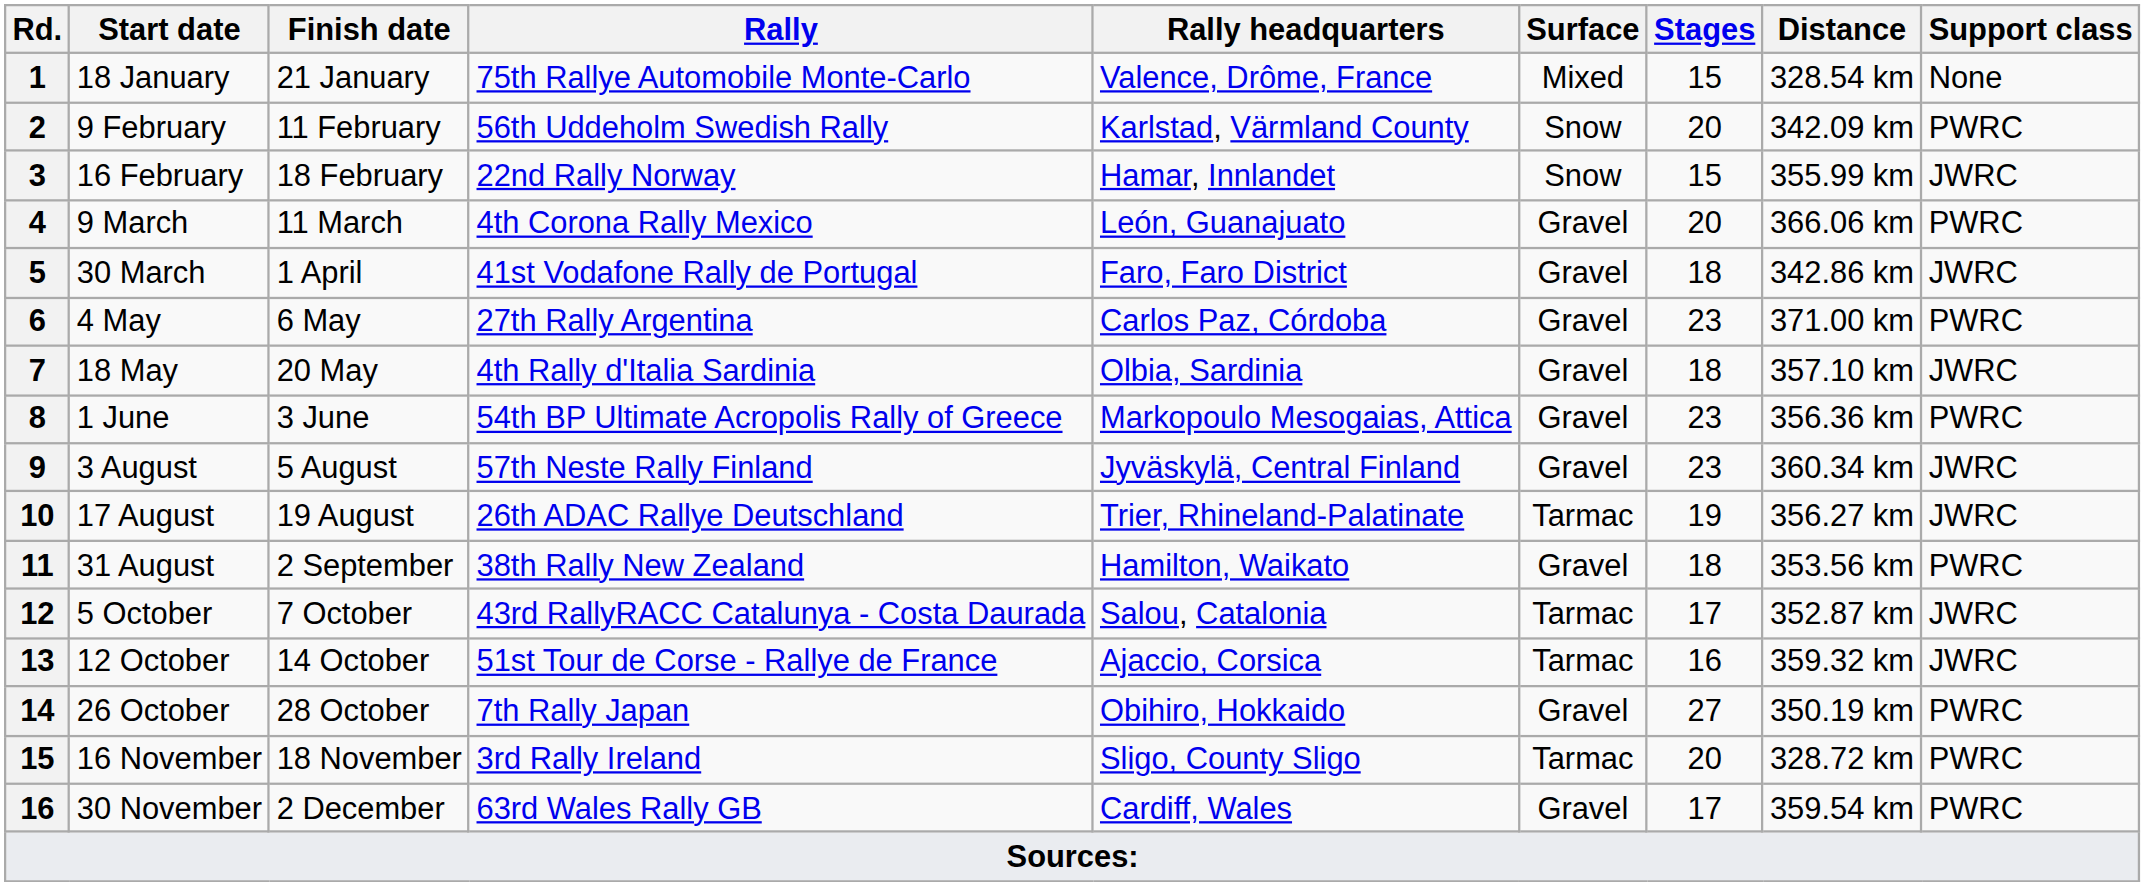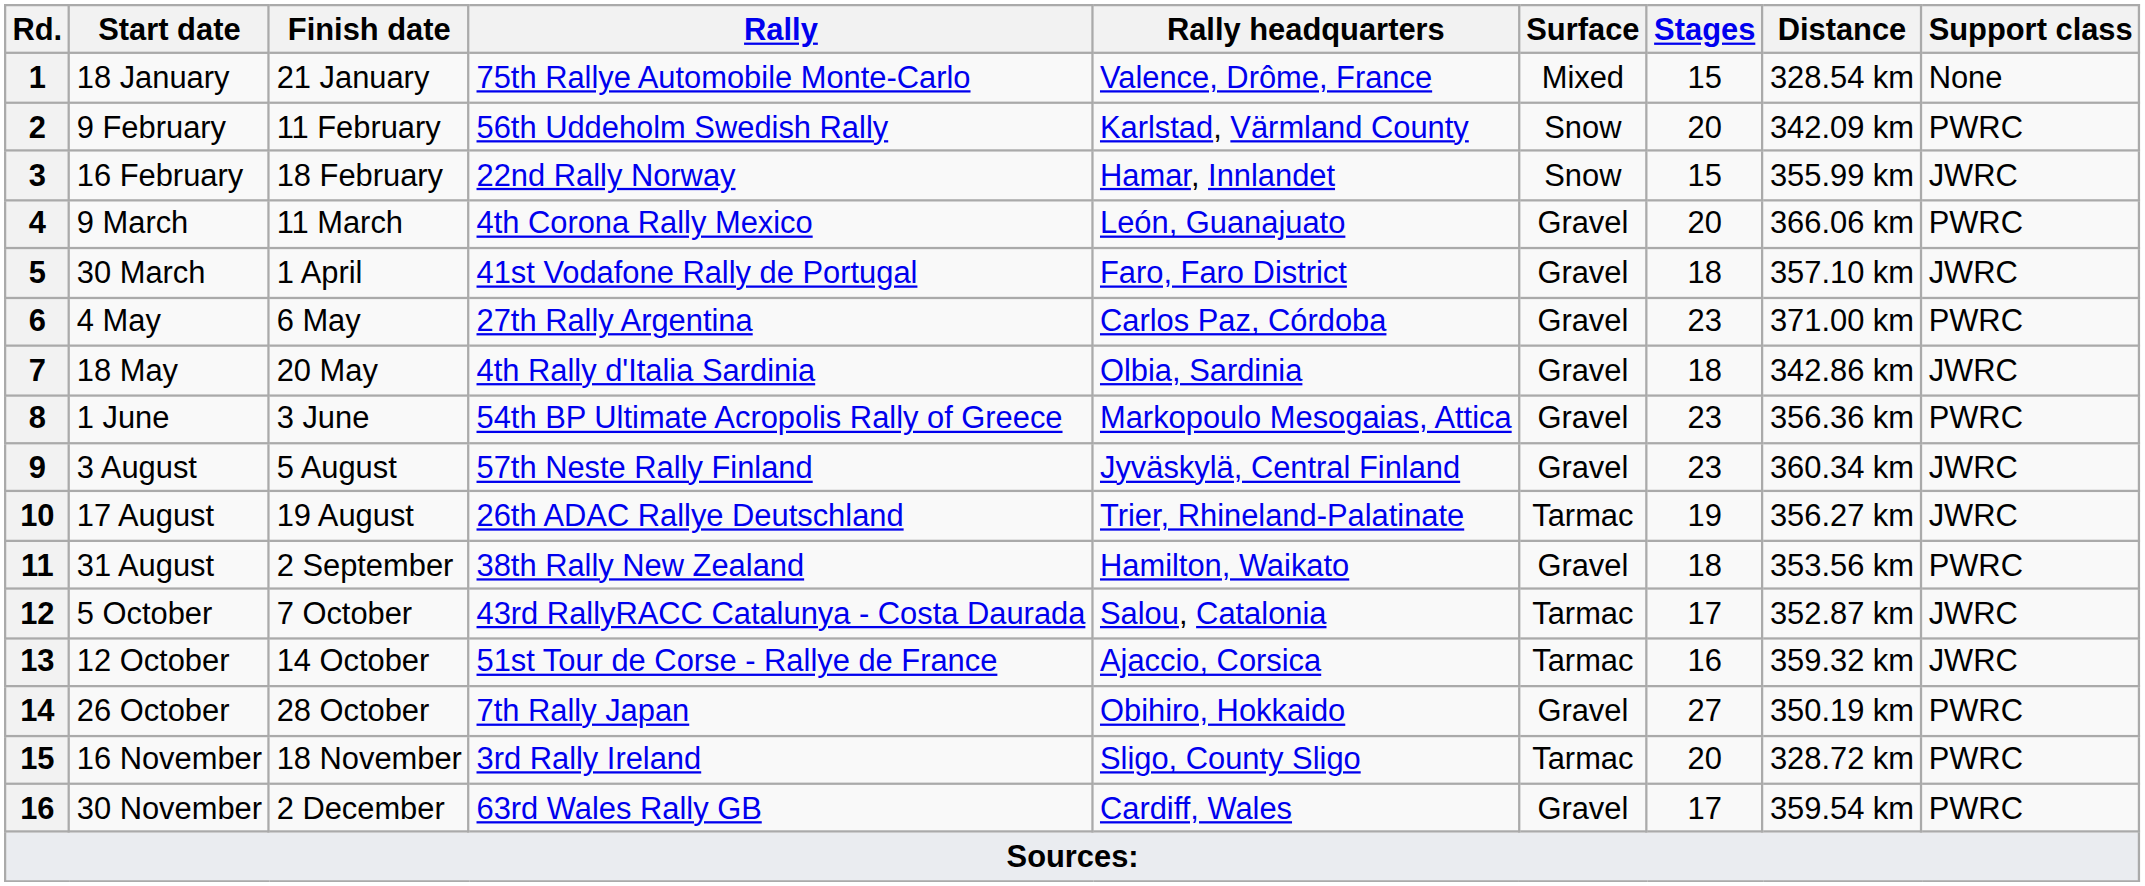(1842, 272) 342.86 km -> (1842, 272) 357.10 km
(1842, 370) 357.10 km -> (1842, 370) 342.86 km
